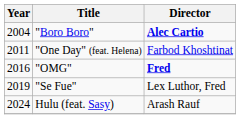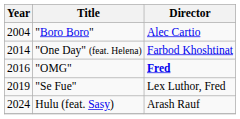(175, 31) bold -> (174, 31) normal
(18, 50) 2011 -> (19, 50) 2014
